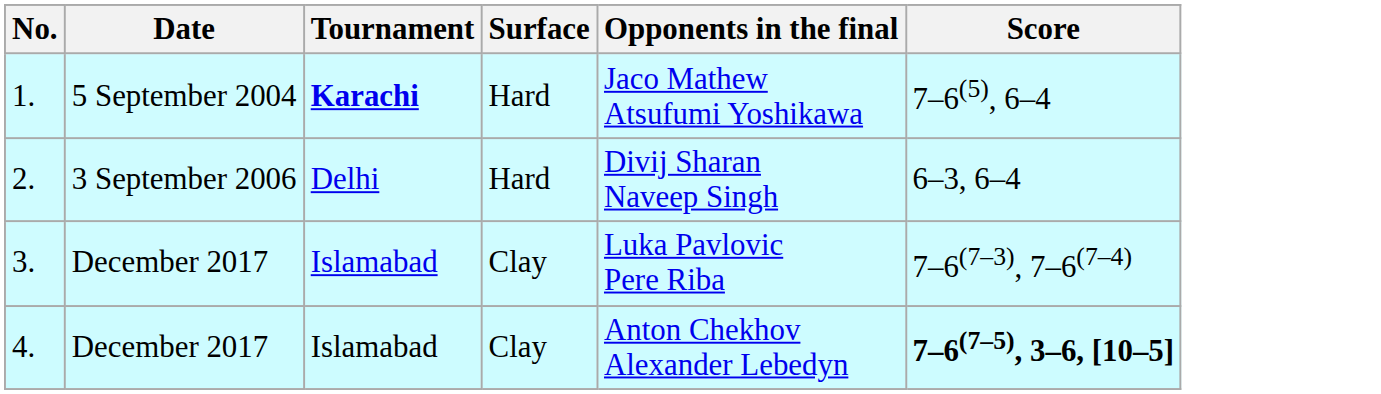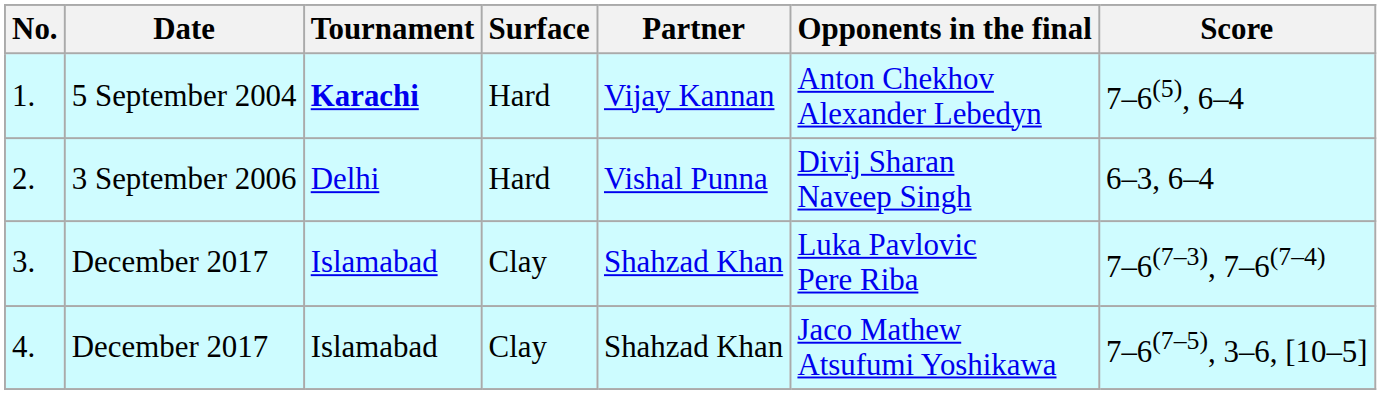+ column: (694, 28)
(734, 95) Jaco Mathew Atsufumi Yoshikawa -> (920, 95) Anton Chekhov Alexander Lebedyn
(726, 346) Anton Chekhov Alexander Lebedyn -> (927, 346) Jaco Mathew Atsufumi Yoshikawa
(1043, 346) bold -> (1237, 346) normal
